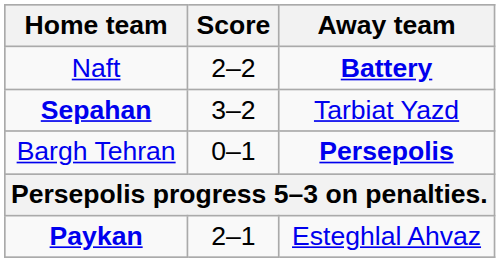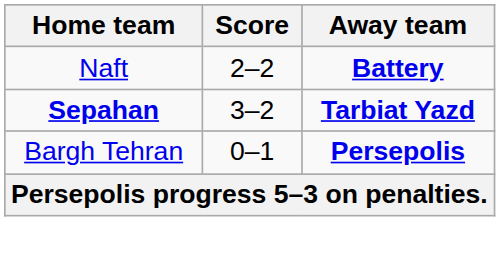(387, 109) normal -> (398, 109) bold
- row: (96, 236)
